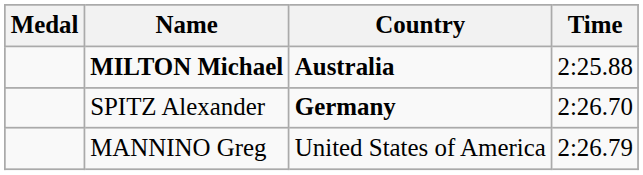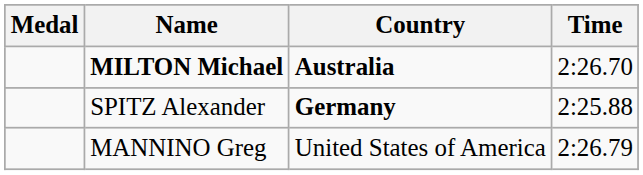(595, 66) 2:25.88 -> (595, 66) 2:26.70
(595, 107) 2:26.70 -> (595, 107) 2:25.88
